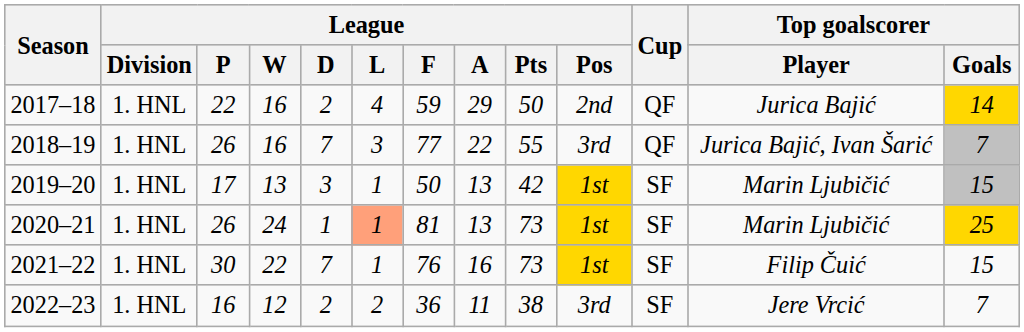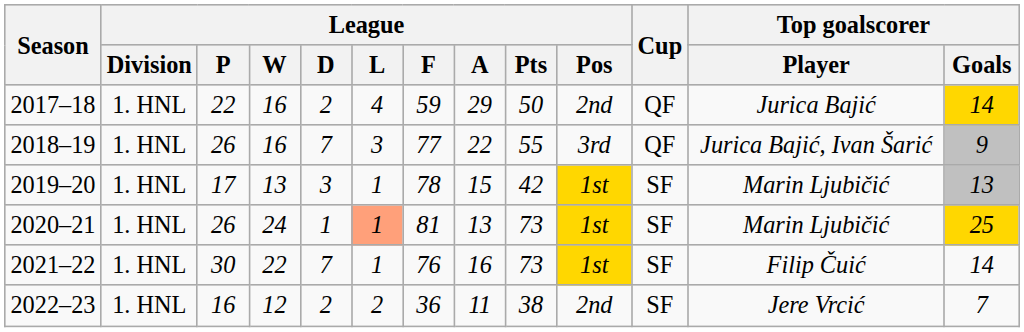(982, 145) 7 -> (982, 145) 9
(428, 185) 50 -> (428, 185) 78
(480, 185) 13 -> (480, 185) 15
(982, 185) 15 -> (982, 185) 13
(982, 265) 15 -> (982, 265) 14
(594, 305) 3rd -> (594, 305) 2nd
